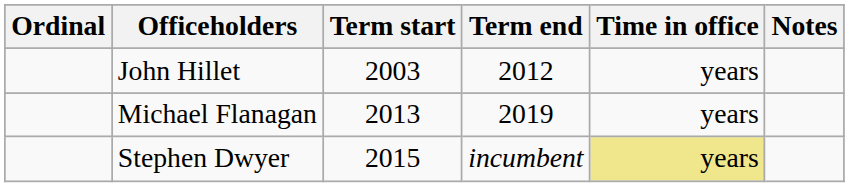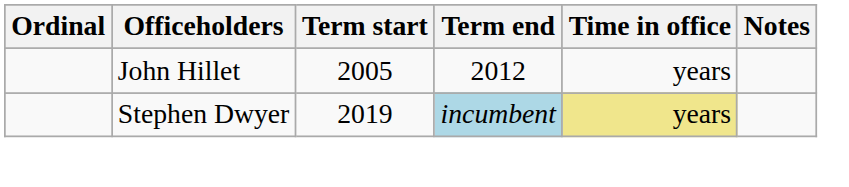(393, 70) 2003 -> (365, 70) 2005
- row: (217, 114)
(393, 158) 2015 -> (365, 114) 2019
(526, 158) no background -> (498, 114) lightblue background
